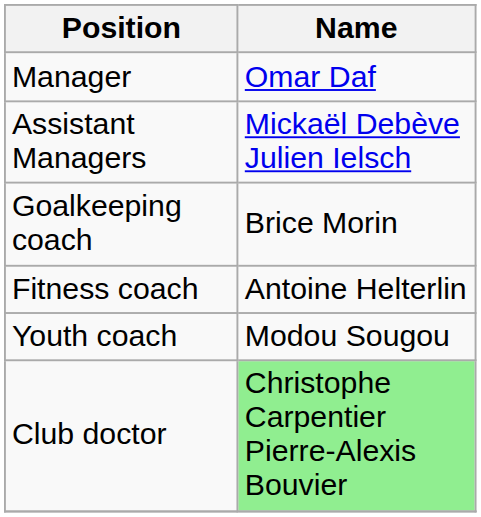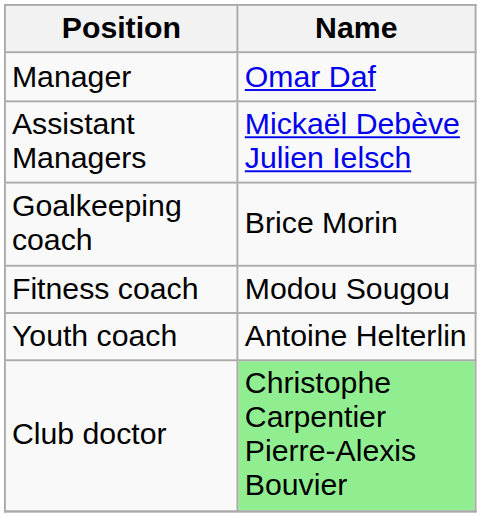(356, 288) Antoine Helterlin -> (347, 288) Modou Sougou
(347, 336) Modou Sougou -> (356, 336) Antoine Helterlin
